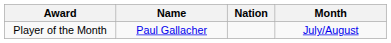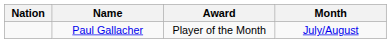columns swapped: (251, 13) <-> (60, 13)
